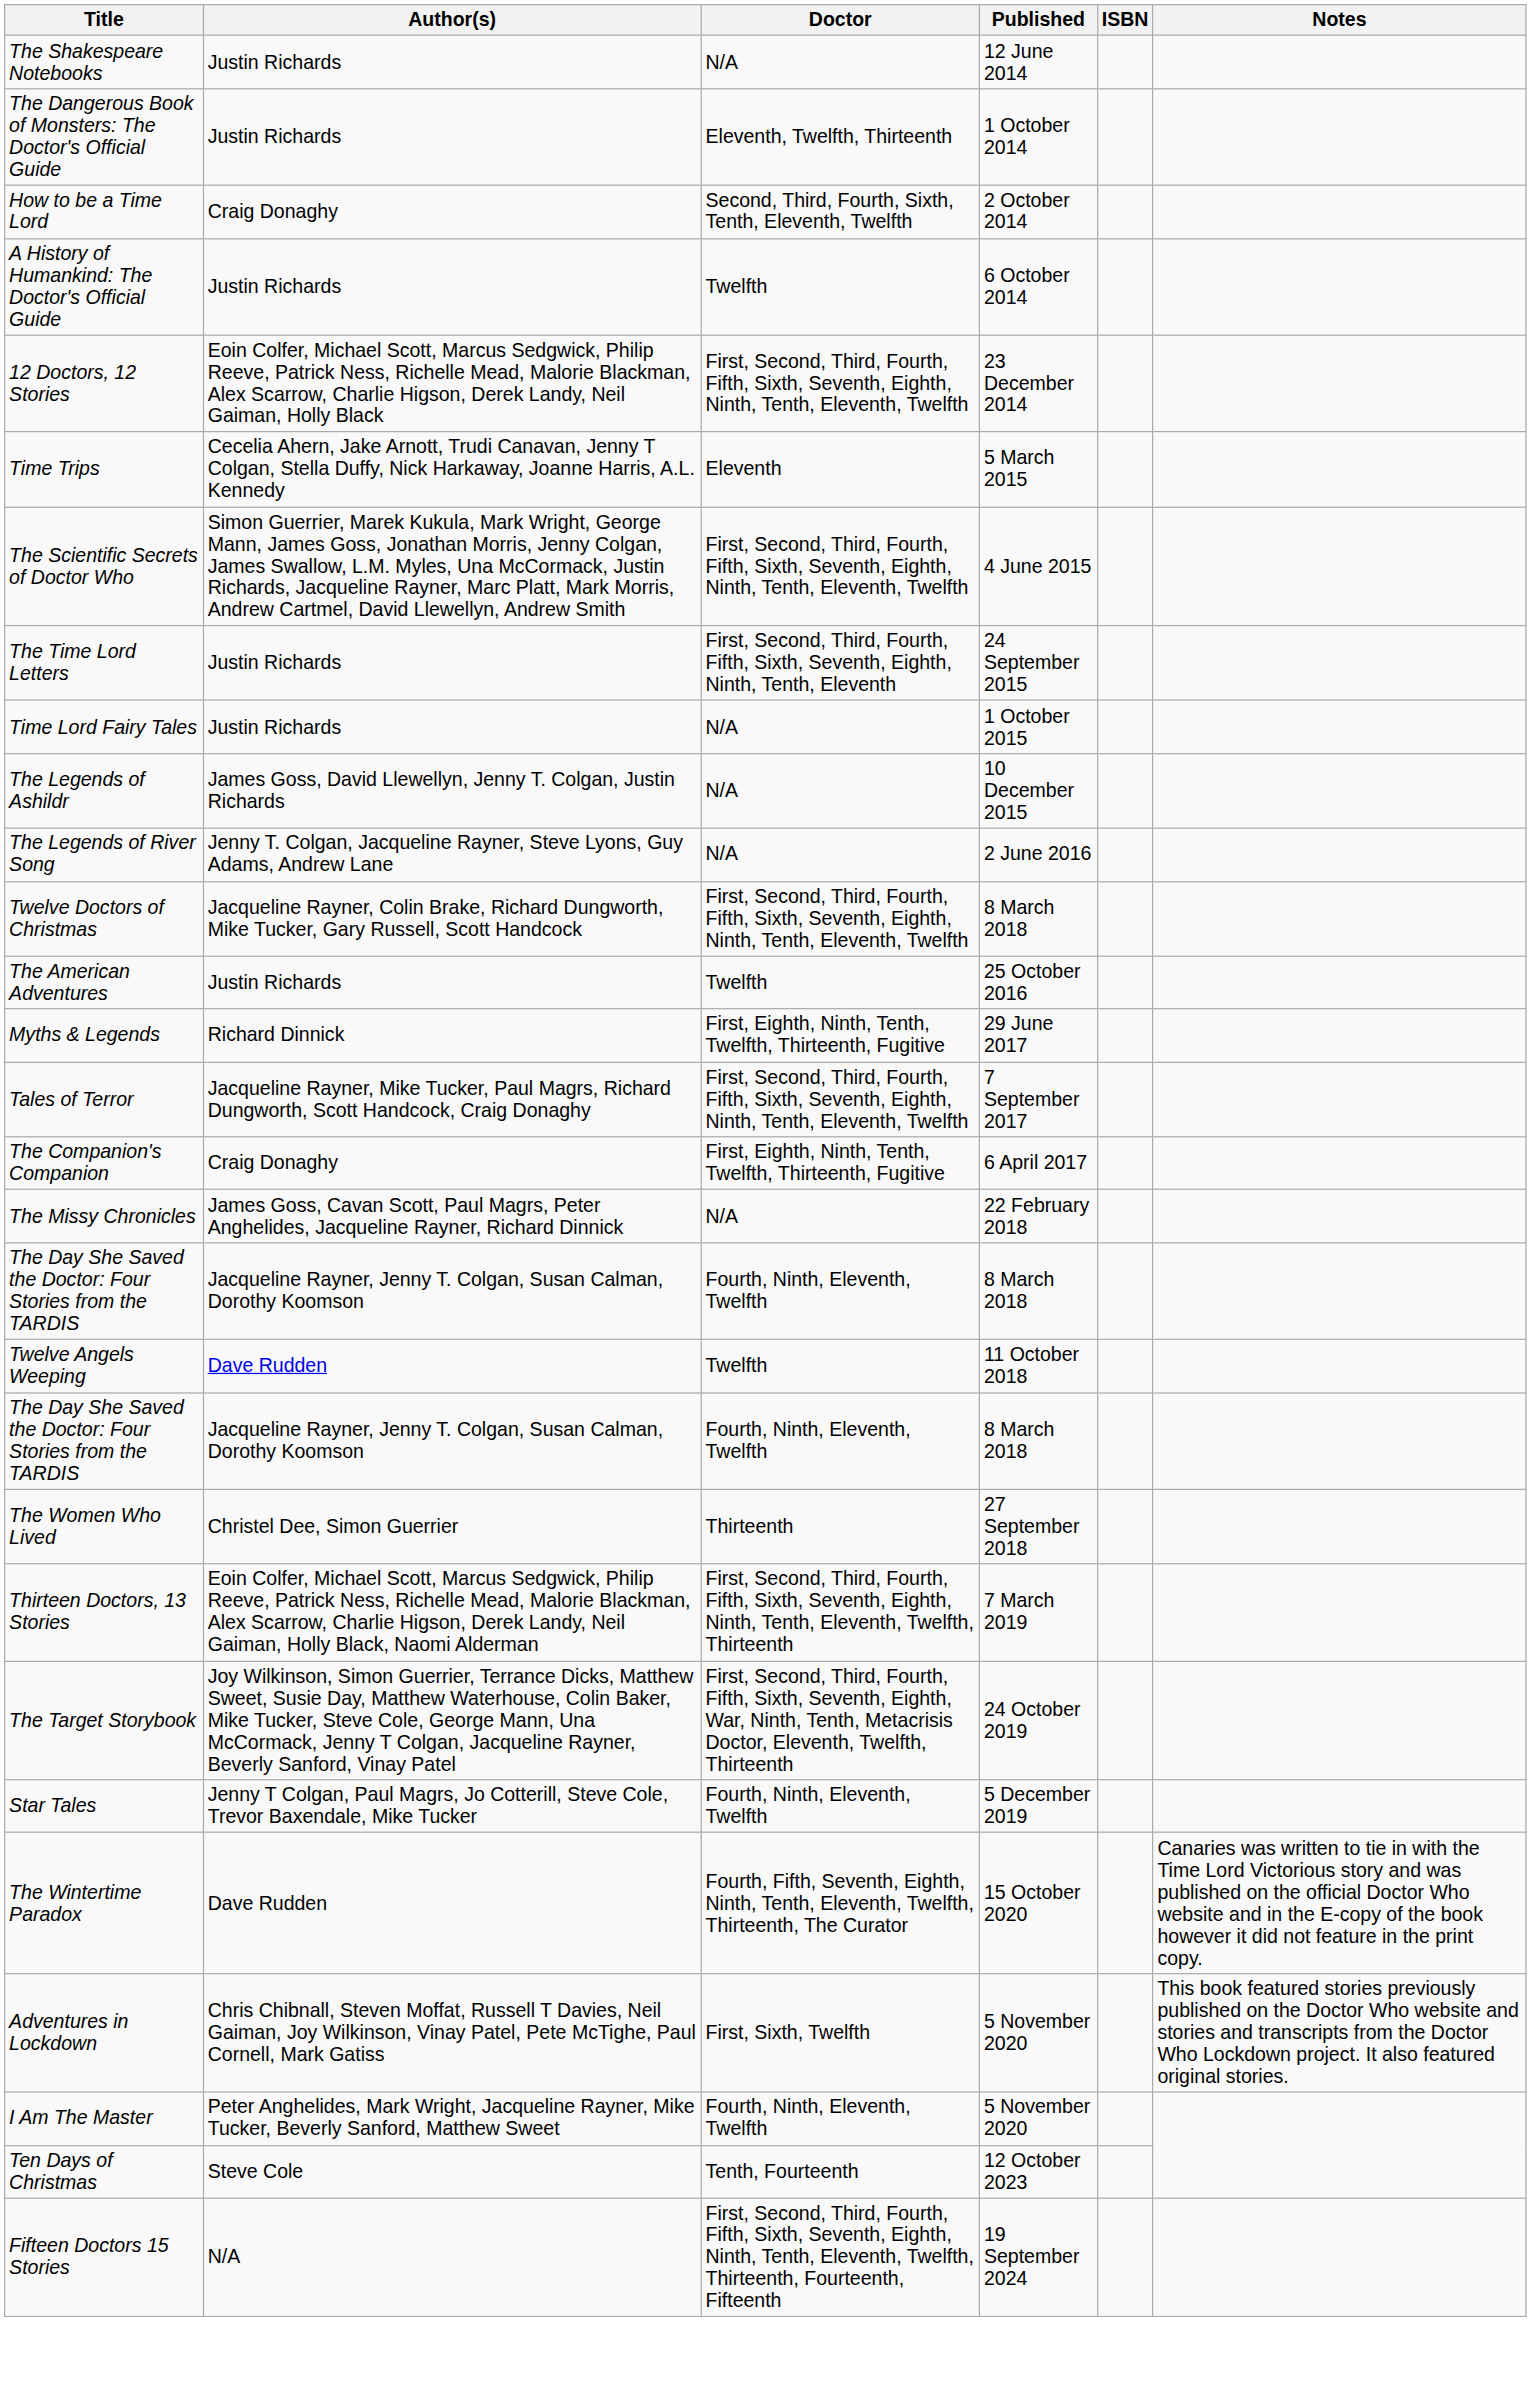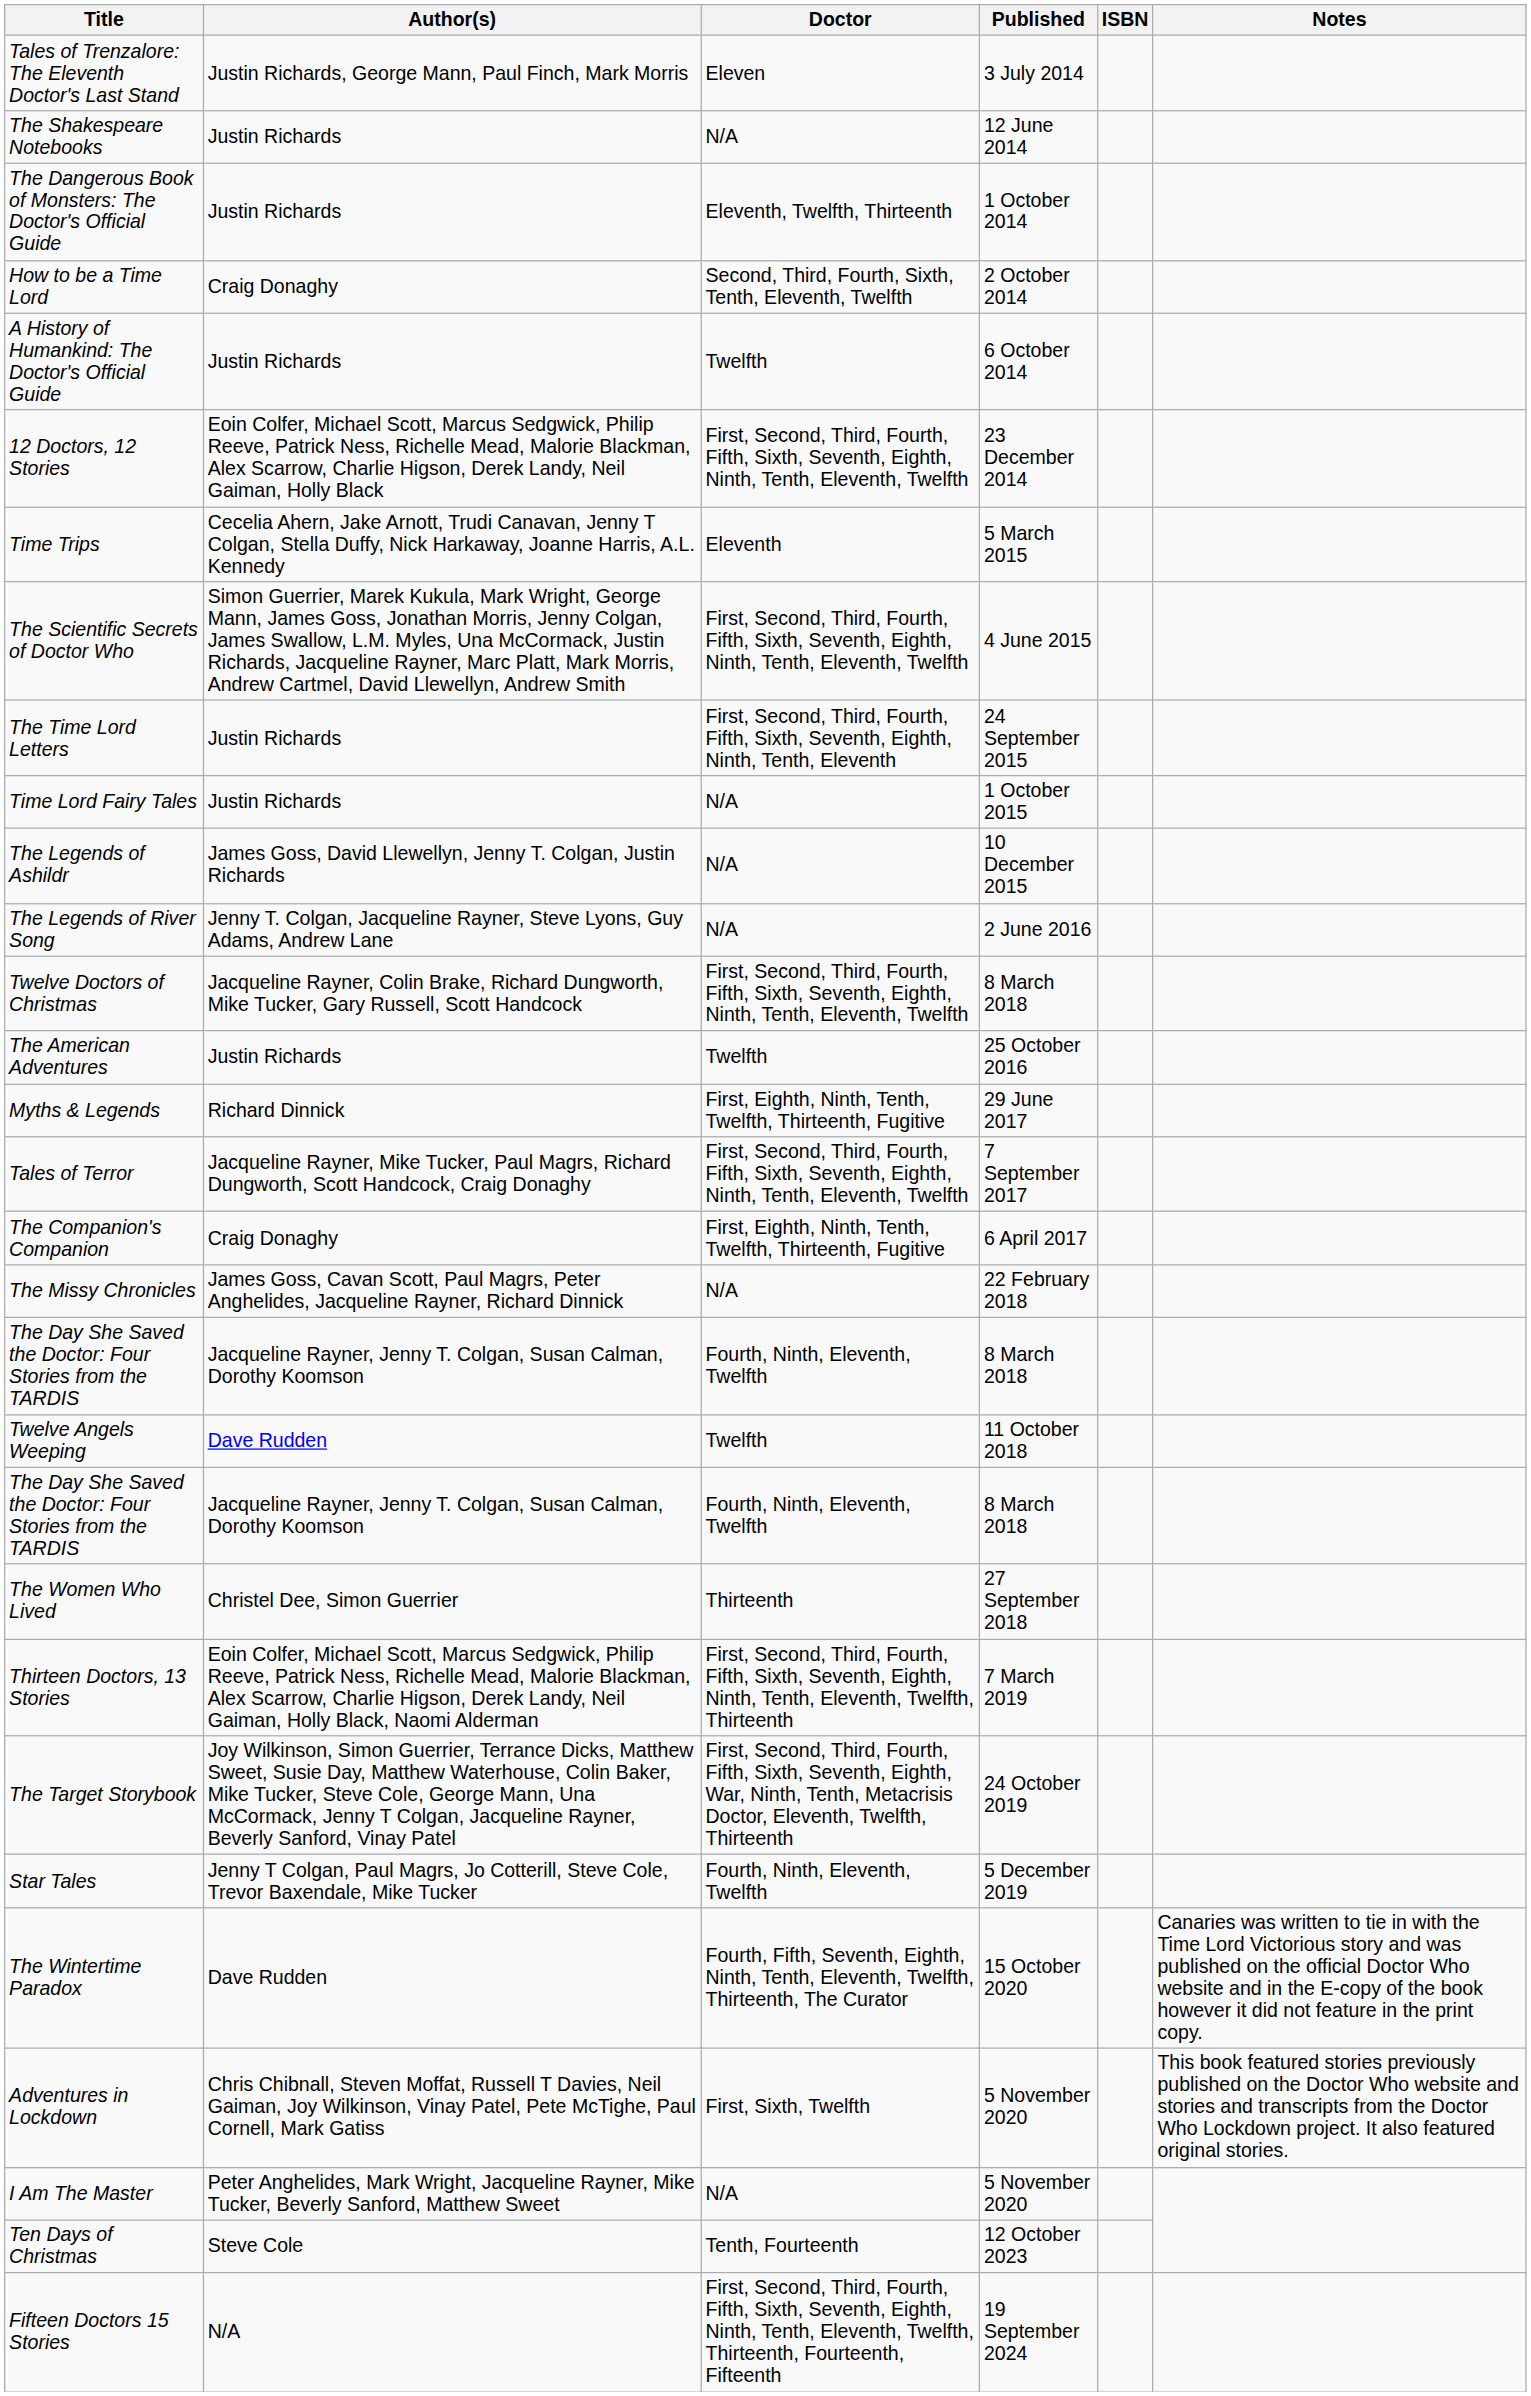+ row: (94, 72)
(808, 2118) Fourth, Ninth, Eleventh, Twelfth -> (722, 2193) N/A
